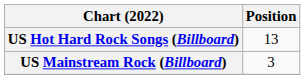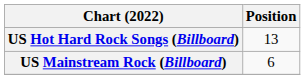(271, 62) 3 -> (271, 62) 6
